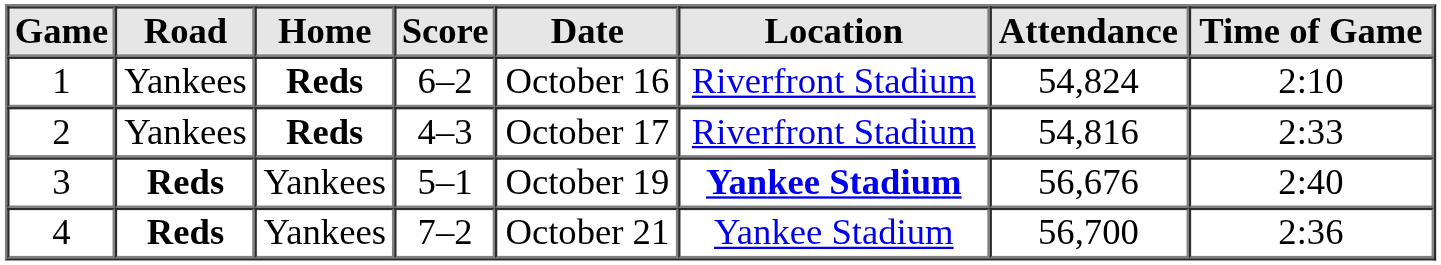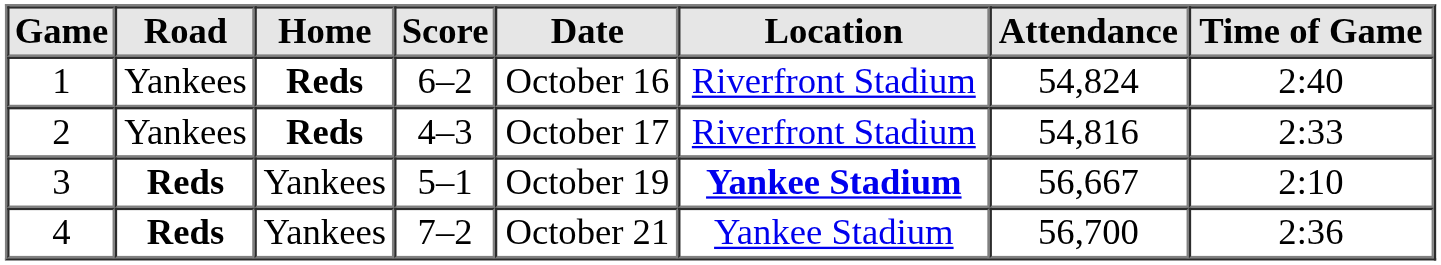(1311, 81) 2:10 -> (1311, 81) 2:40
(1088, 181) 56,676 -> (1088, 181) 56,667
(1311, 181) 2:40 -> (1311, 181) 2:10
